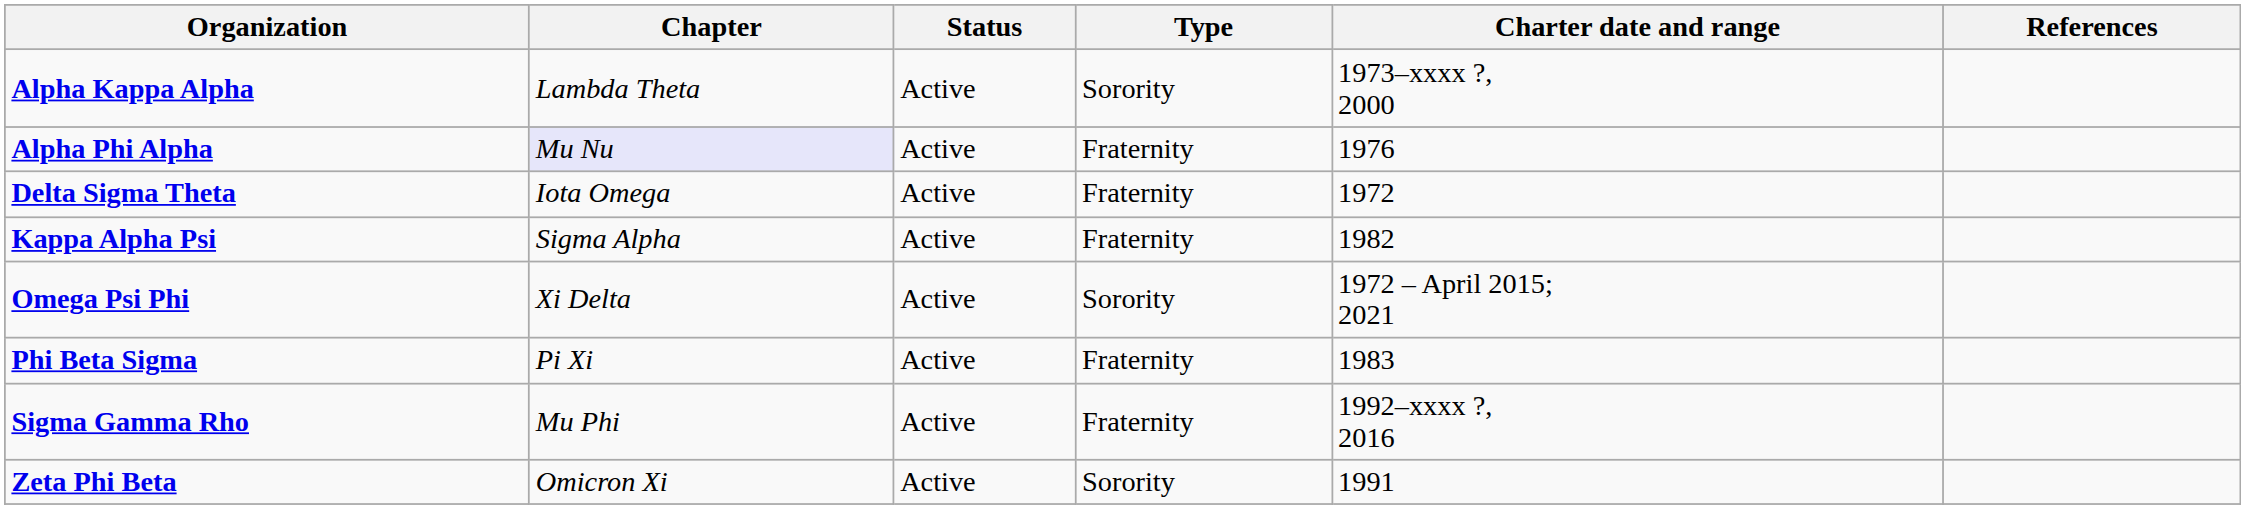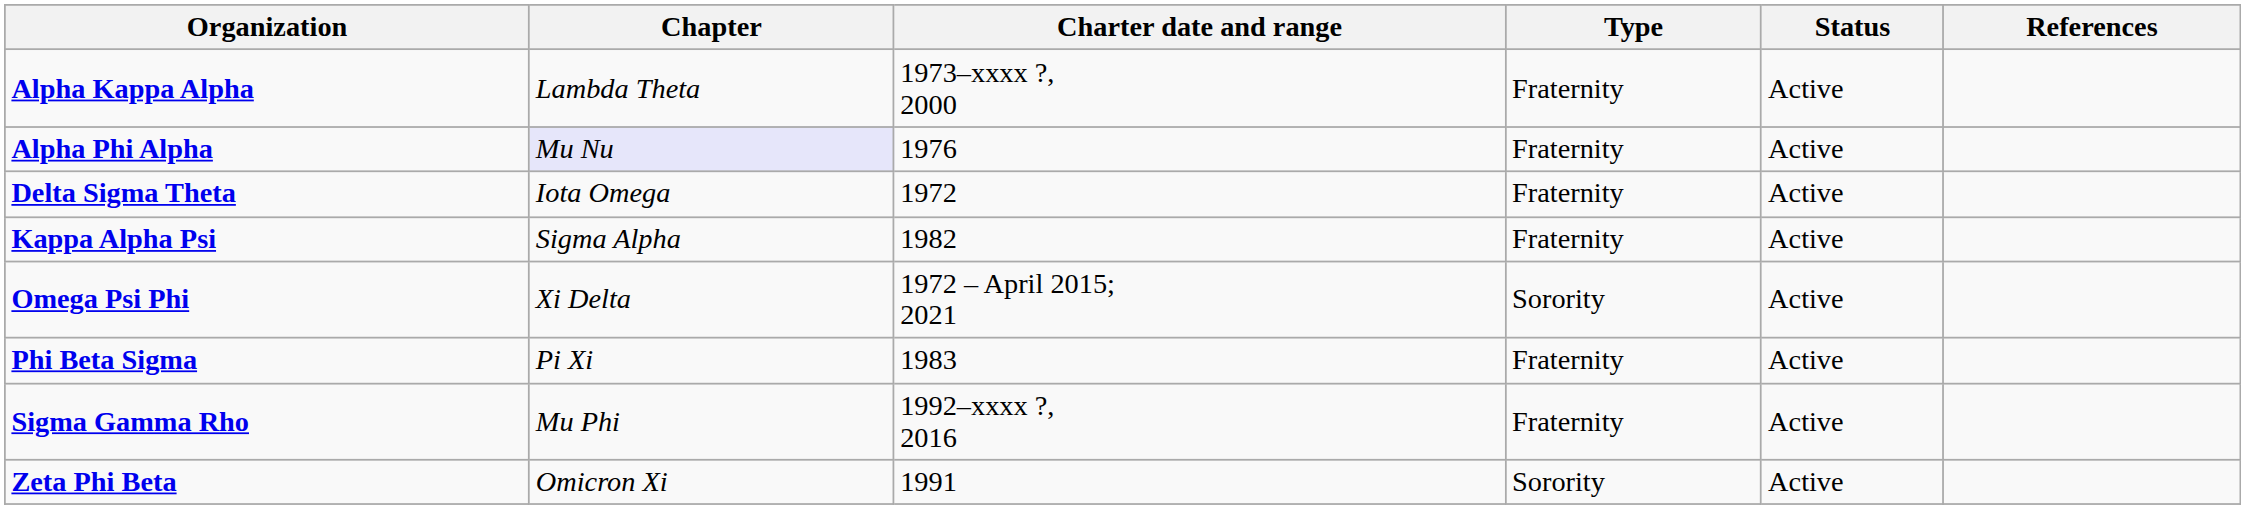columns swapped: (1638, 26) <-> (985, 26)
(1128, 87) Sorority -> (1568, 87) Fraternity
